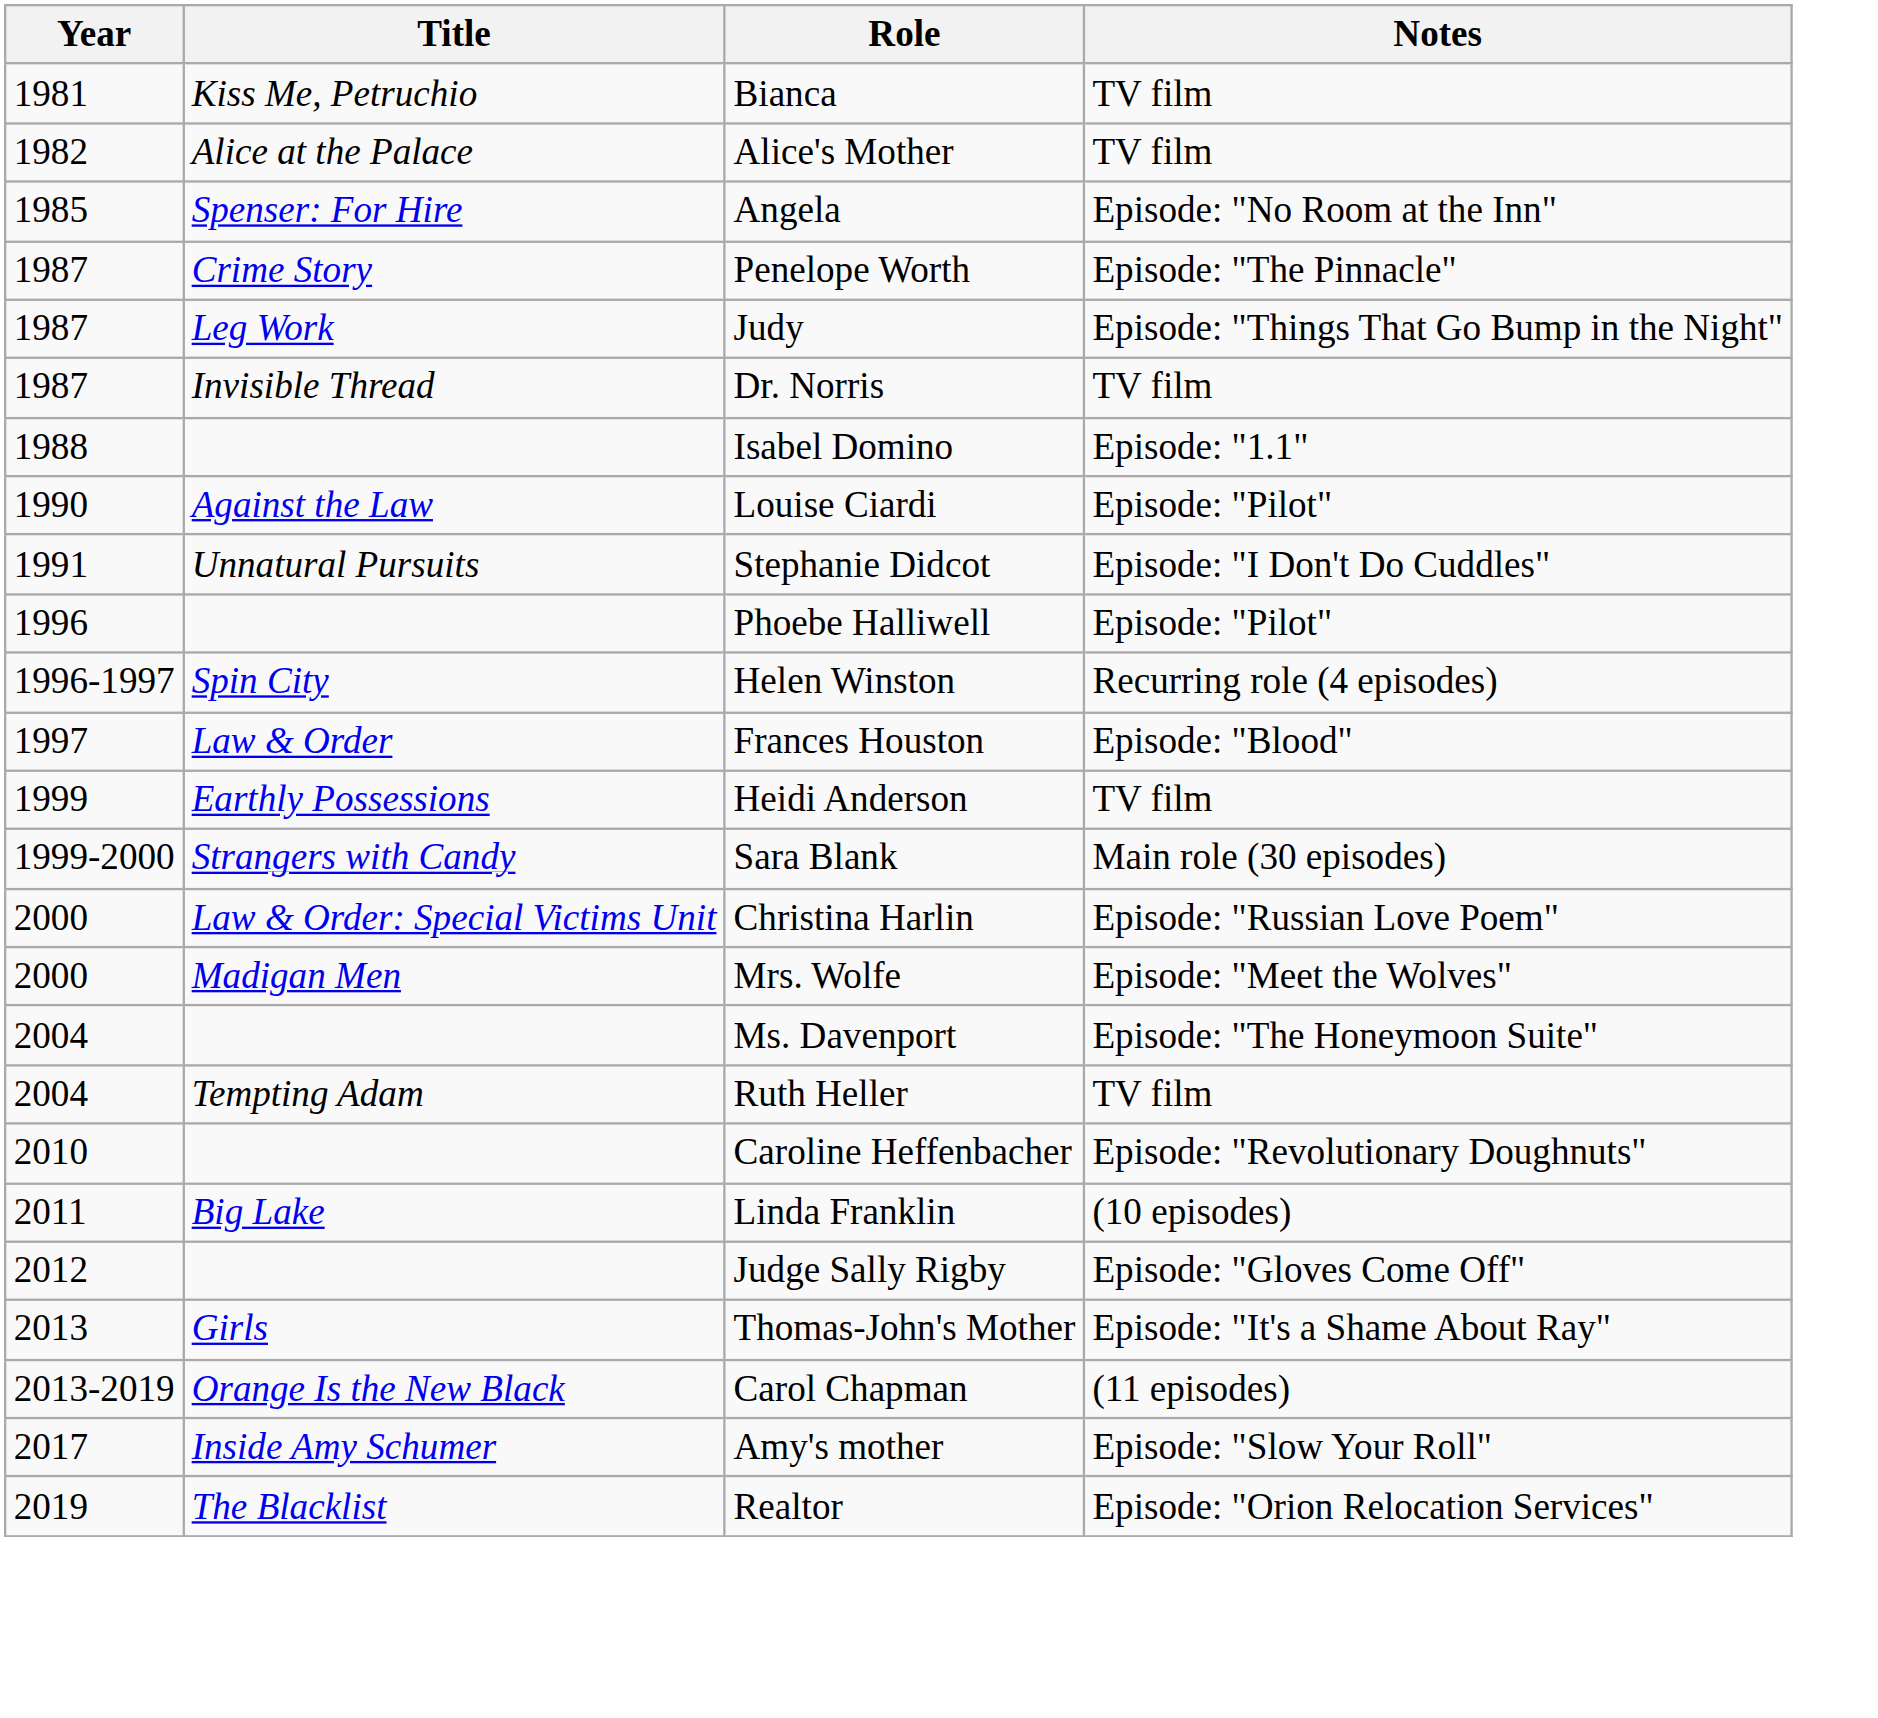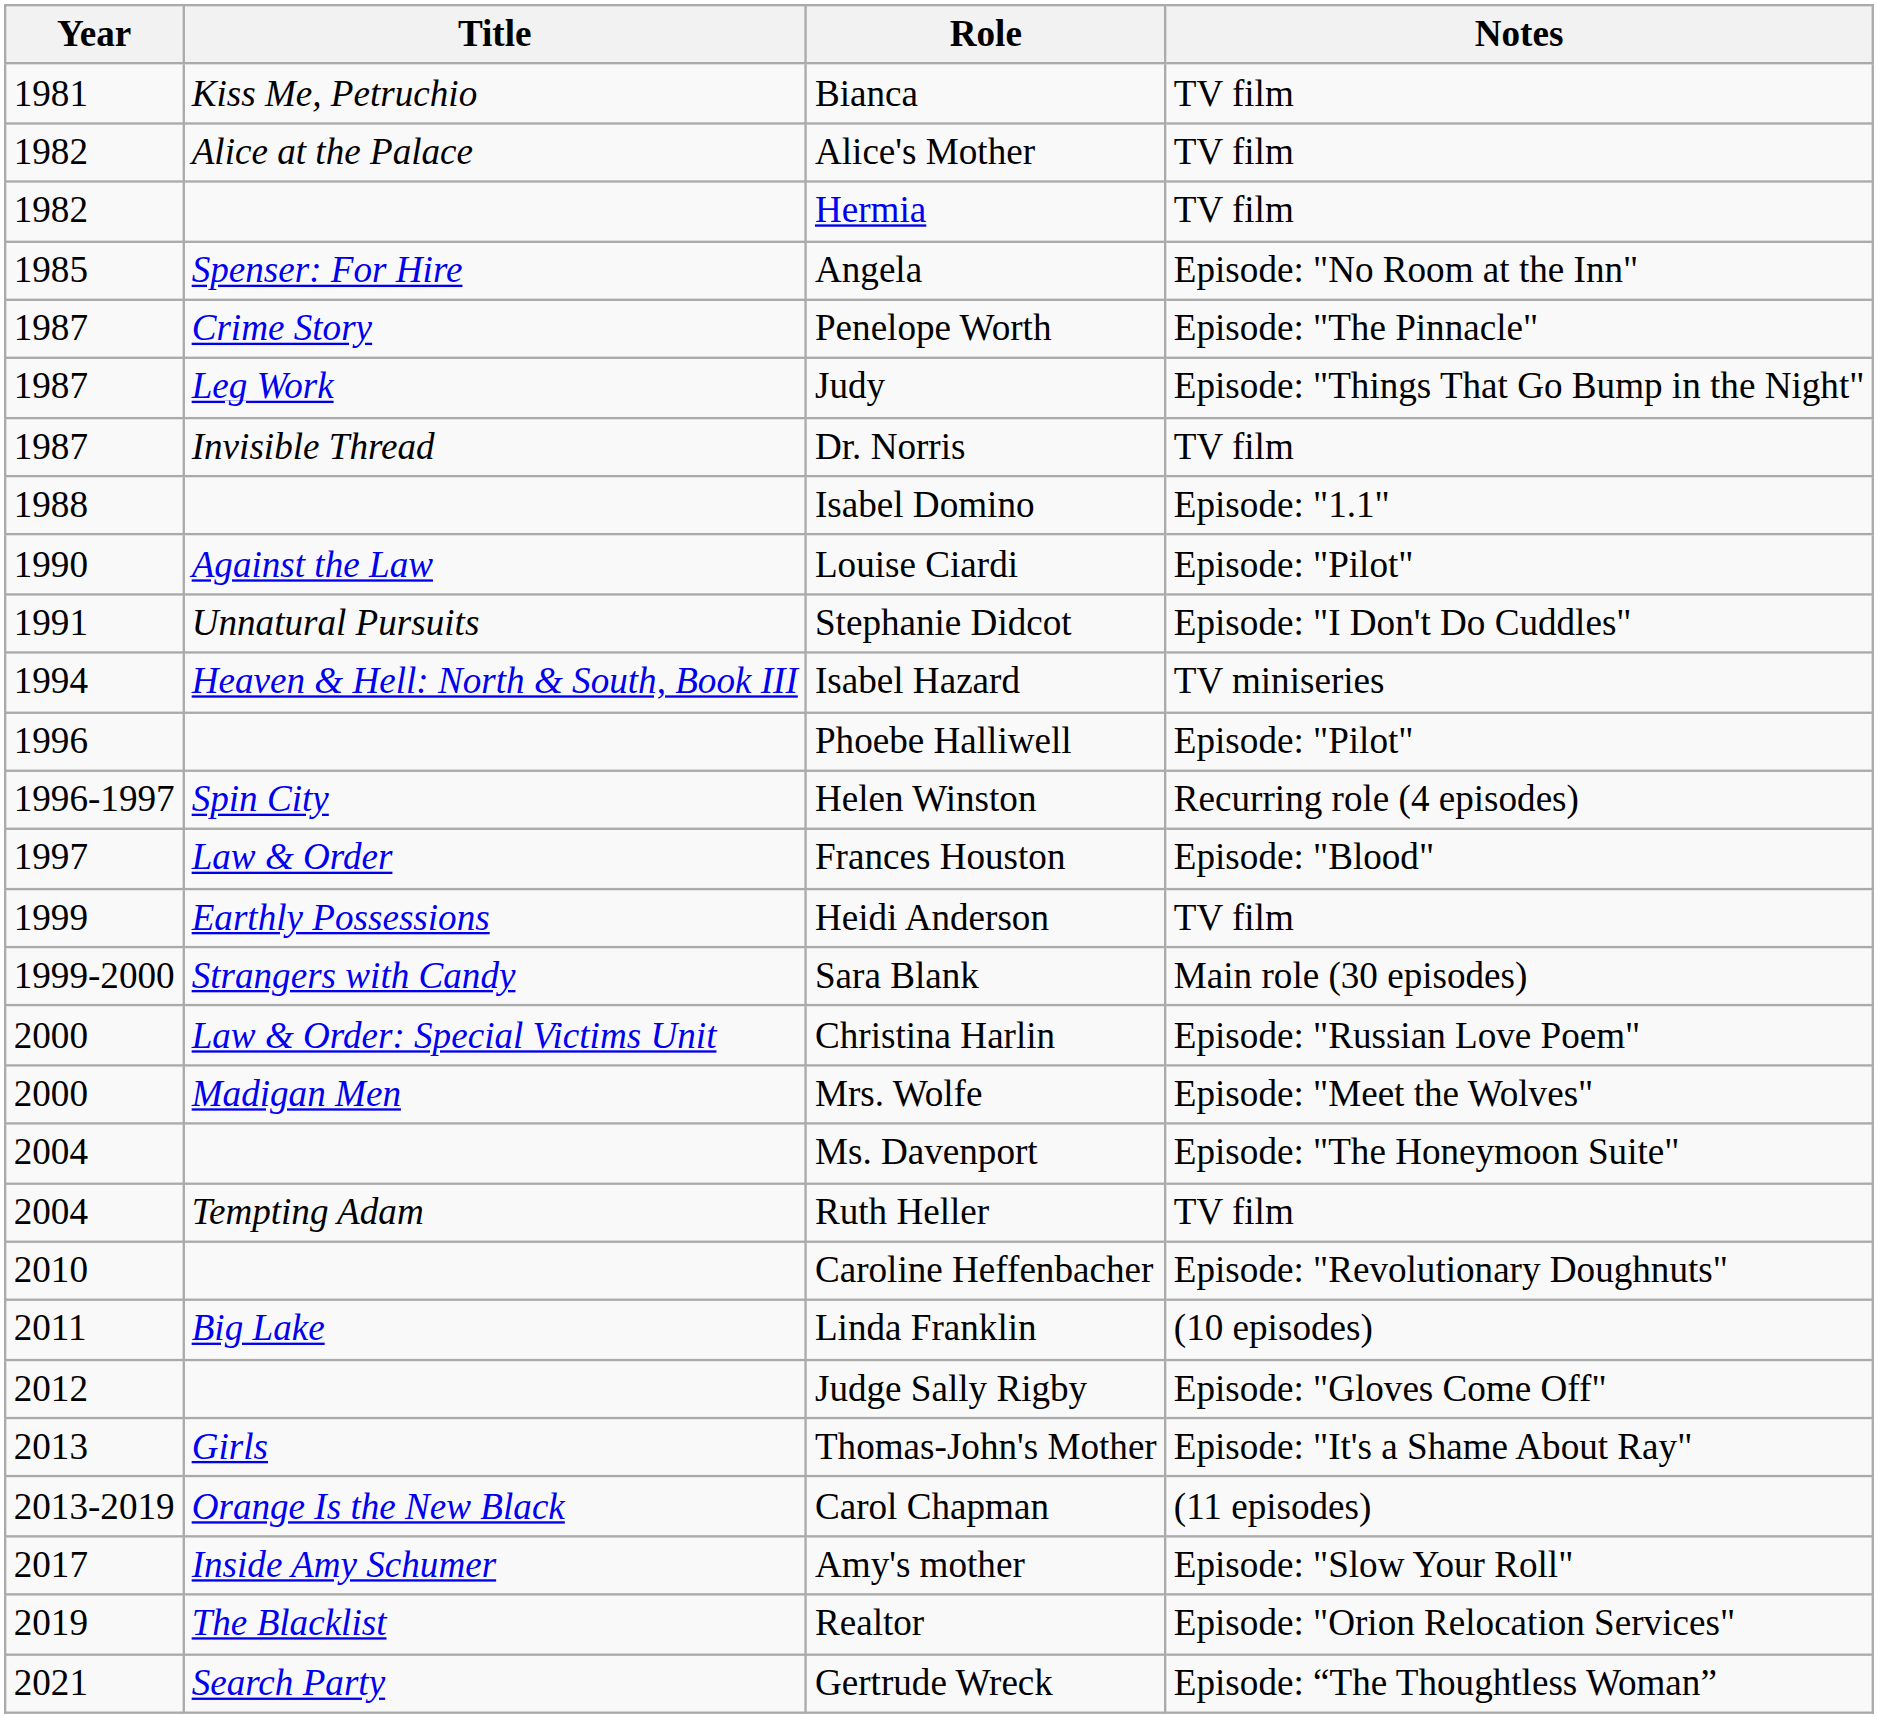+ row: (871, 210)
+ row: (917, 681)
+ row: (934, 1682)
